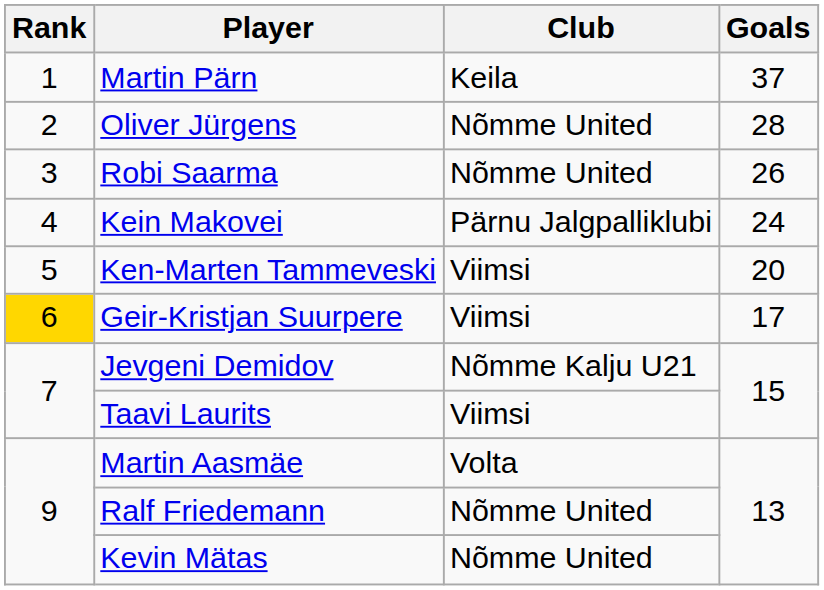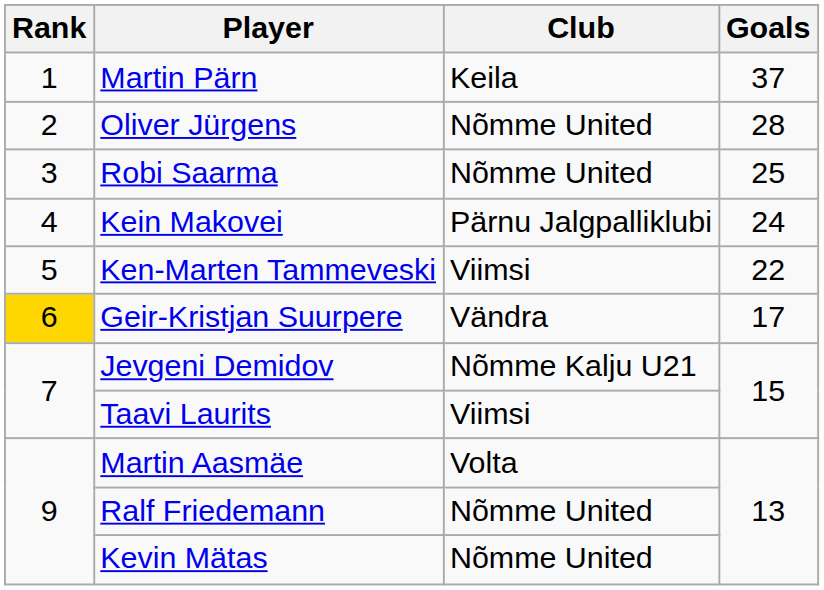(768, 173) 26 -> (768, 173) 25
(768, 269) 20 -> (768, 269) 22
(490, 317) Viimsi -> (499, 317) Vändra
